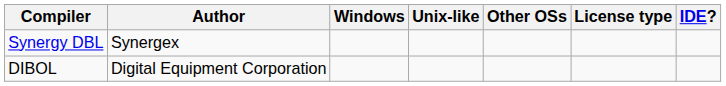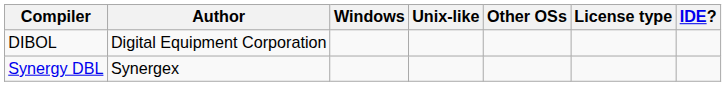rows swapped: (32, 68) <-> (56, 42)
